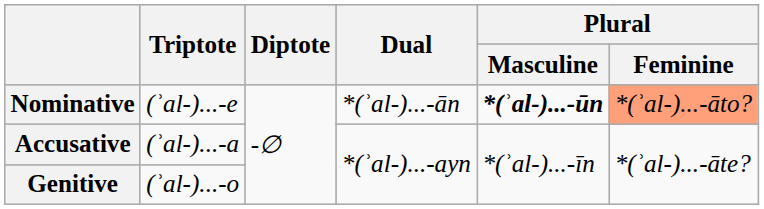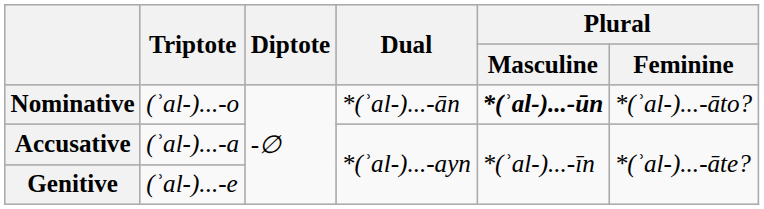(192, 104) (ʾal-)...-e -> (193, 104) (ʾal-)...-o
(683, 104) lightsalmon background -> (683, 104) no background
(193, 183) (ʾal-)...-o -> (192, 183) (ʾal-)...-e
